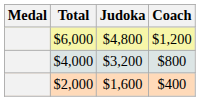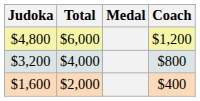columns swapped: (27, 15) <-> (123, 15)
